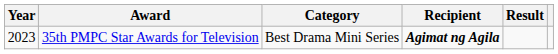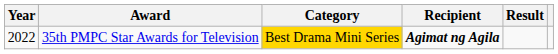(22, 37) 2023 -> (22, 37) 2022
(332, 37) no background -> (332, 37) gold background
